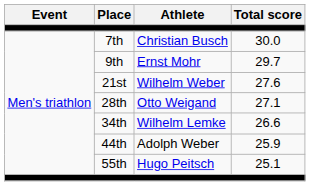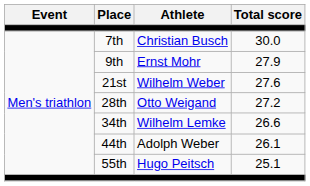(268, 61) 29.7 -> (268, 61) 27.9
(268, 102) 27.1 -> (268, 102) 27.2
(268, 144) 25.9 -> (268, 144) 26.1
